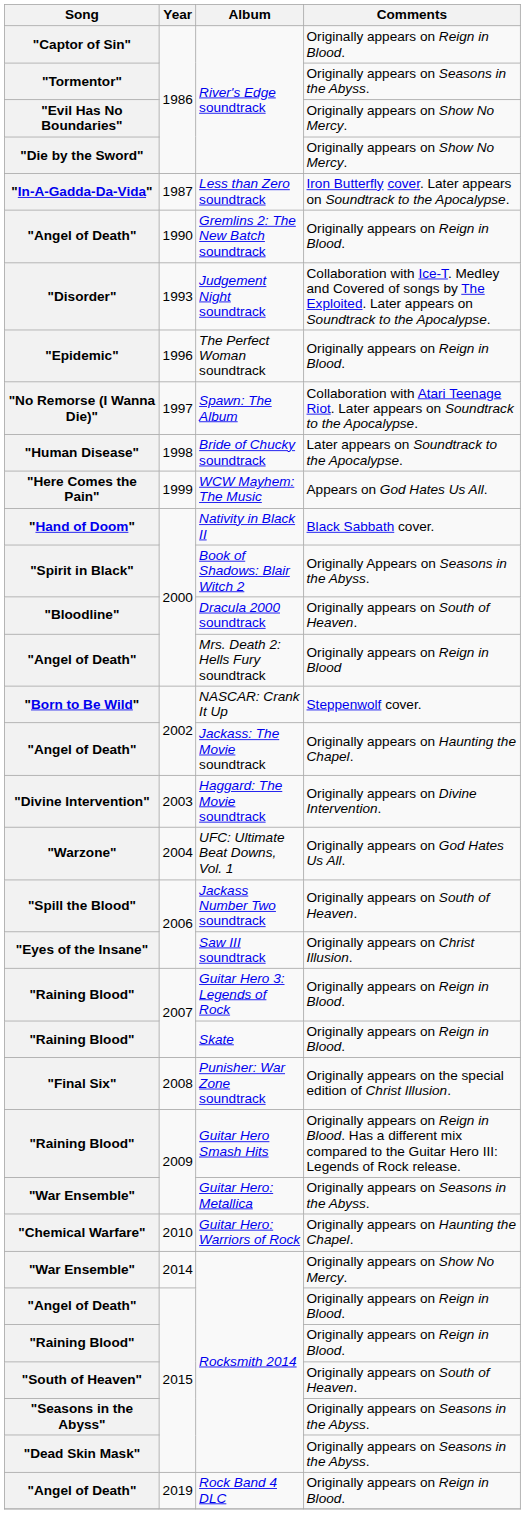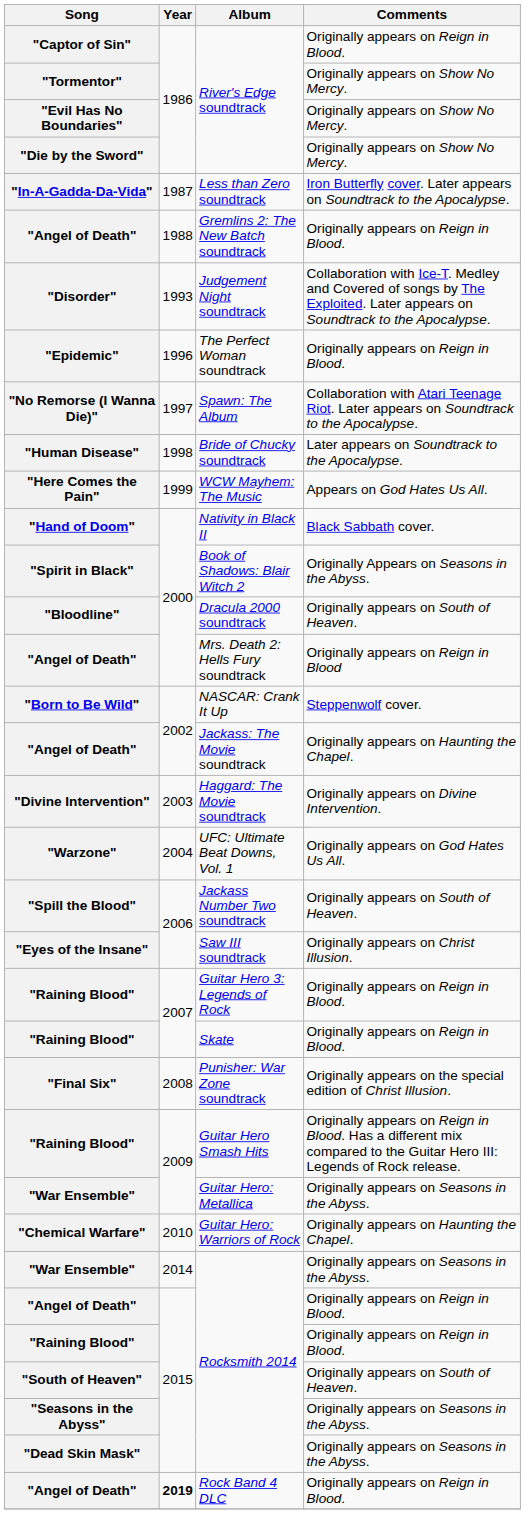(406, 81) Originally appears on Seasons in the Abyss. -> (400, 81) Originally appears on Show No Mercy.
(178, 236) 1990 -> (178, 236) 1988
(400, 1269) Originally appears on Show No Mercy. -> (406, 1269) Originally appears on Seasons in the Abyss.
(178, 1490) normal -> (178, 1490) bold
